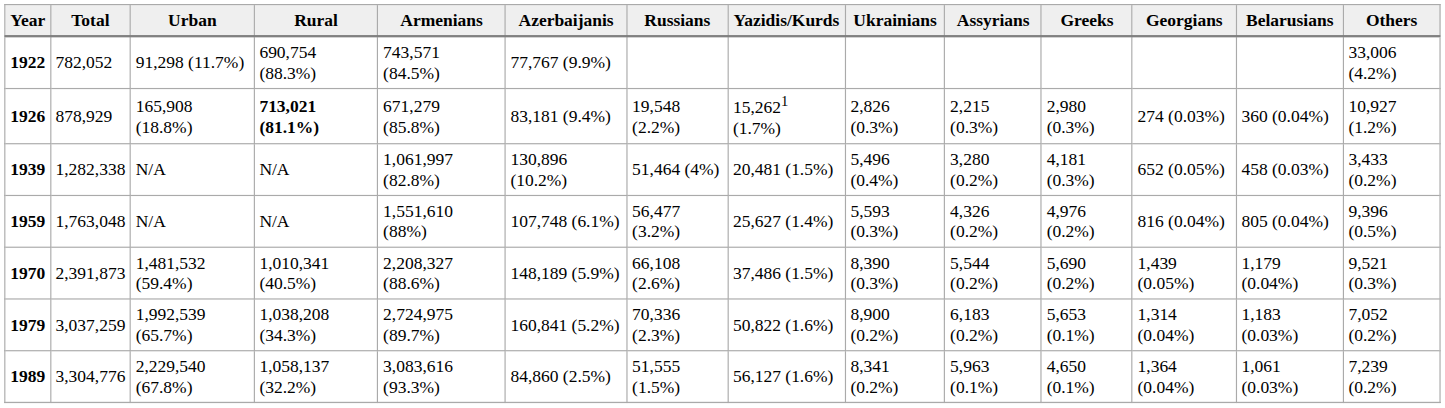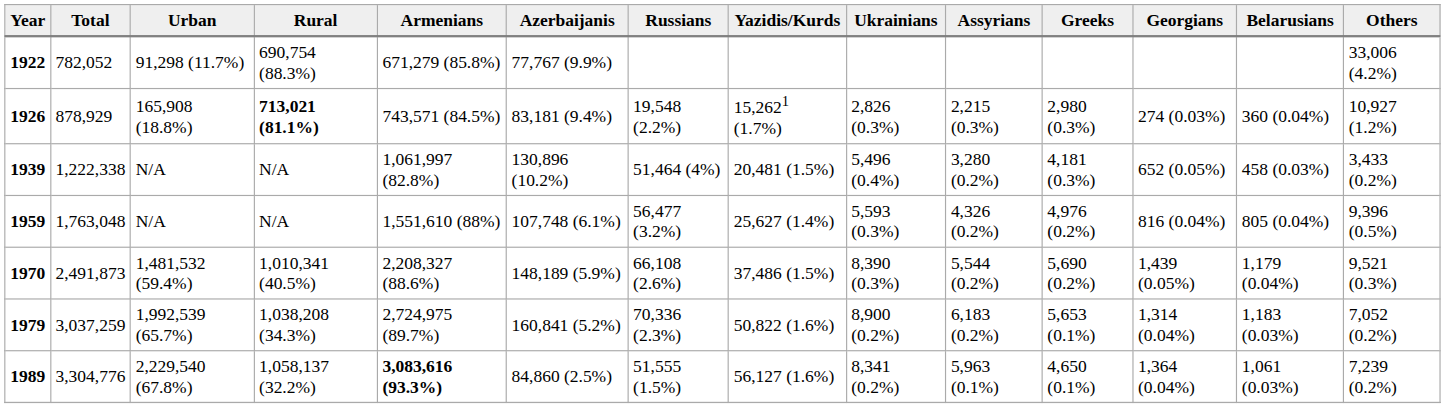(411, 62) 743,571 (84.5%) -> (441, 62) 671,279 (85.8%)
(411, 116) 671,279 (85.8%) -> (441, 116) 743,571 (84.5%)
(90, 169) 1,282,338 -> (90, 169) 1,222,338
(90, 273) 2,391,873 -> (90, 273) 2,491,873
(418, 376) normal -> (417, 376) bold
